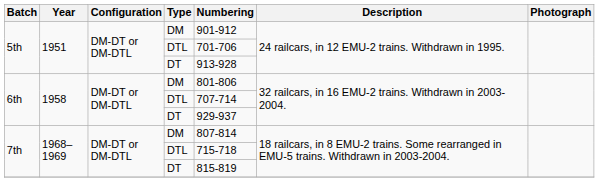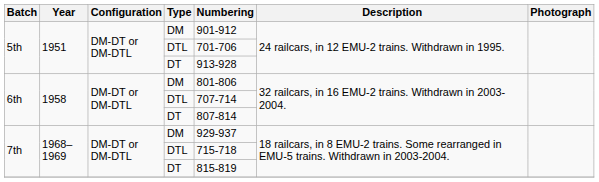(217, 116) 929-937 -> (217, 116) 807-814
(217, 133) 807-814 -> (217, 133) 929-937
